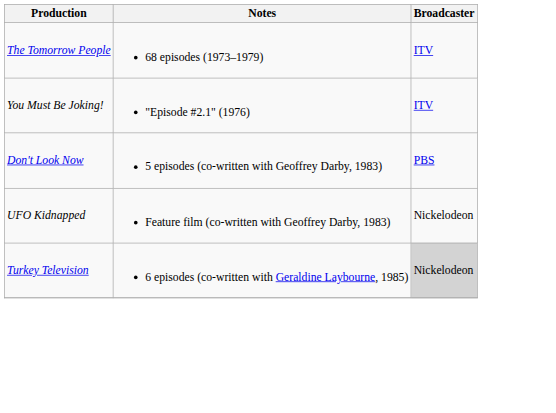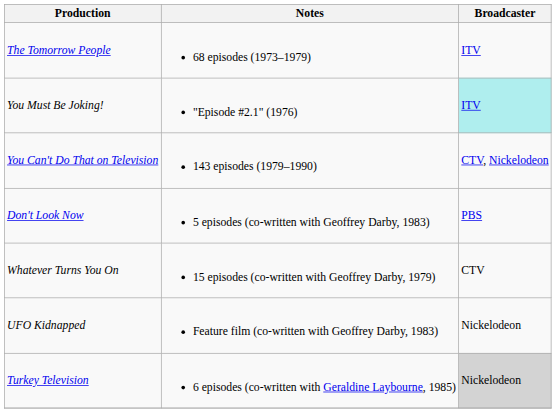(423, 105) no background -> (471, 105) paleturquoise background
+ row: (83, 160)
+ row: (63, 270)
